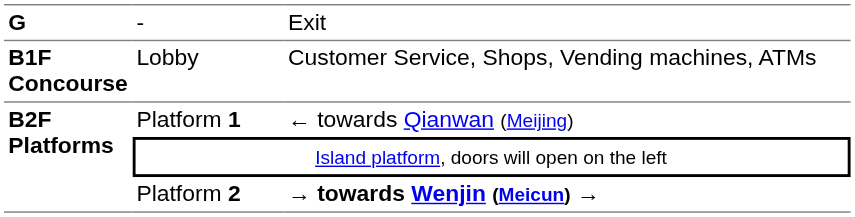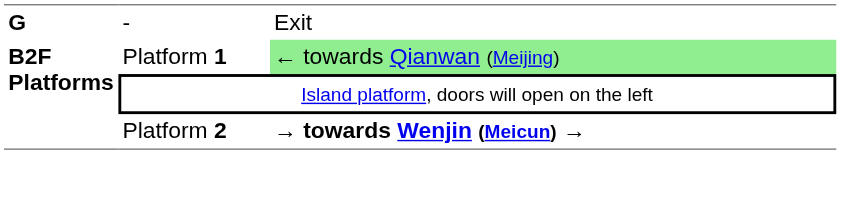- row: (168, 58)
(431, 119) no background -> (417, 56) lightgreen background
